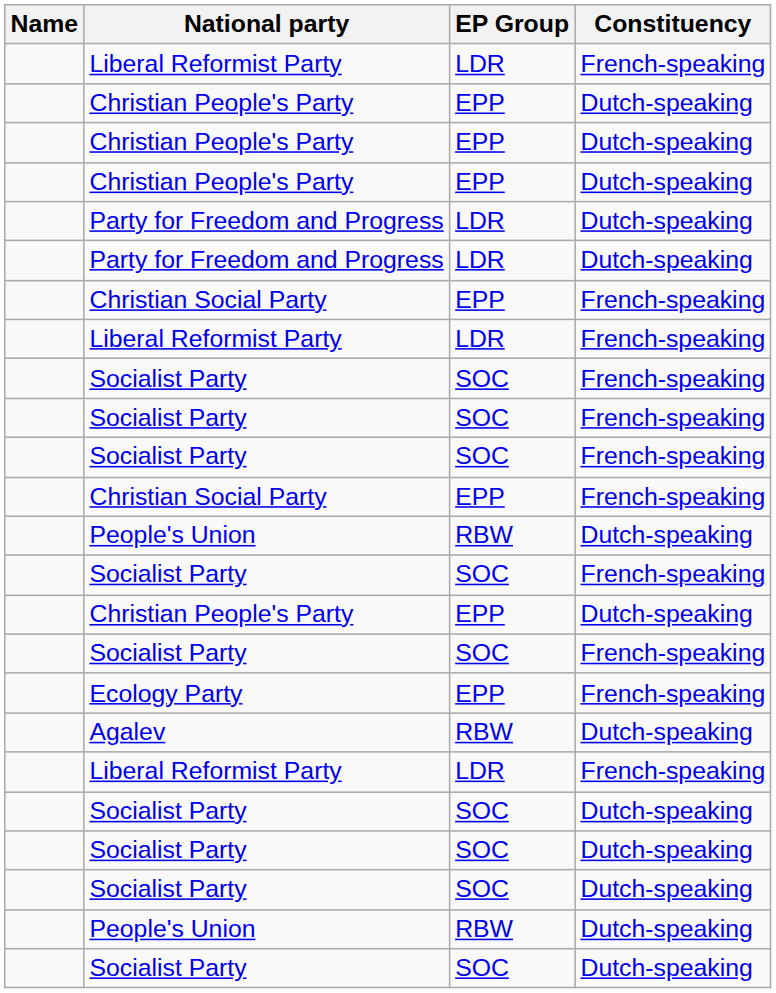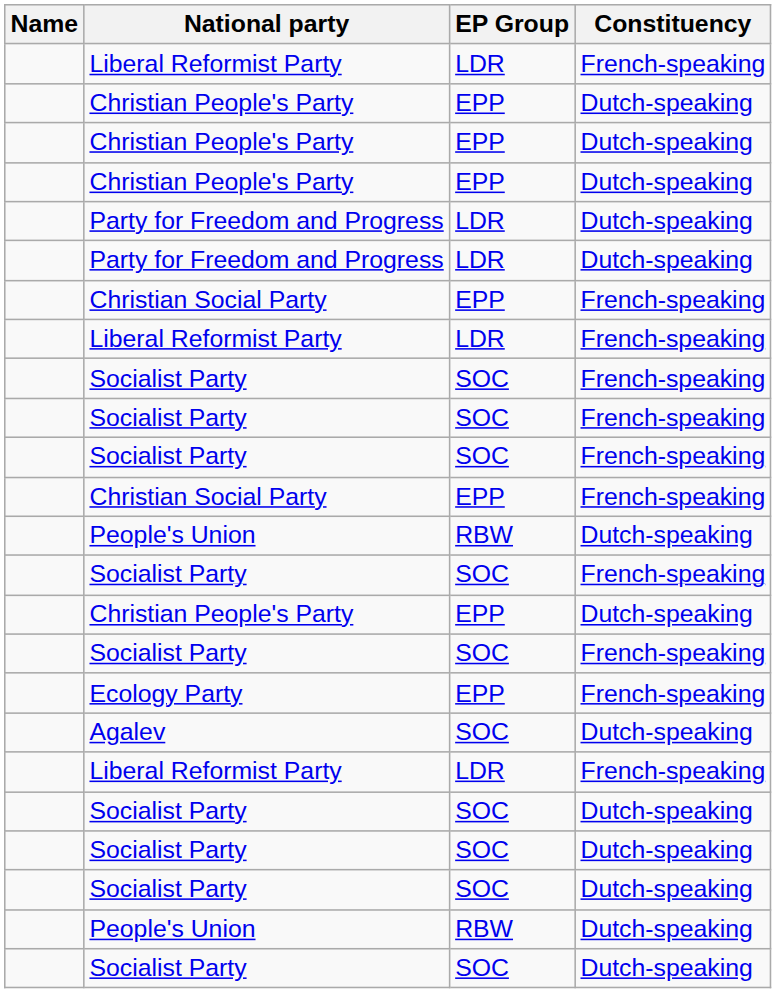(484, 732) RBW -> (482, 732) SOC
